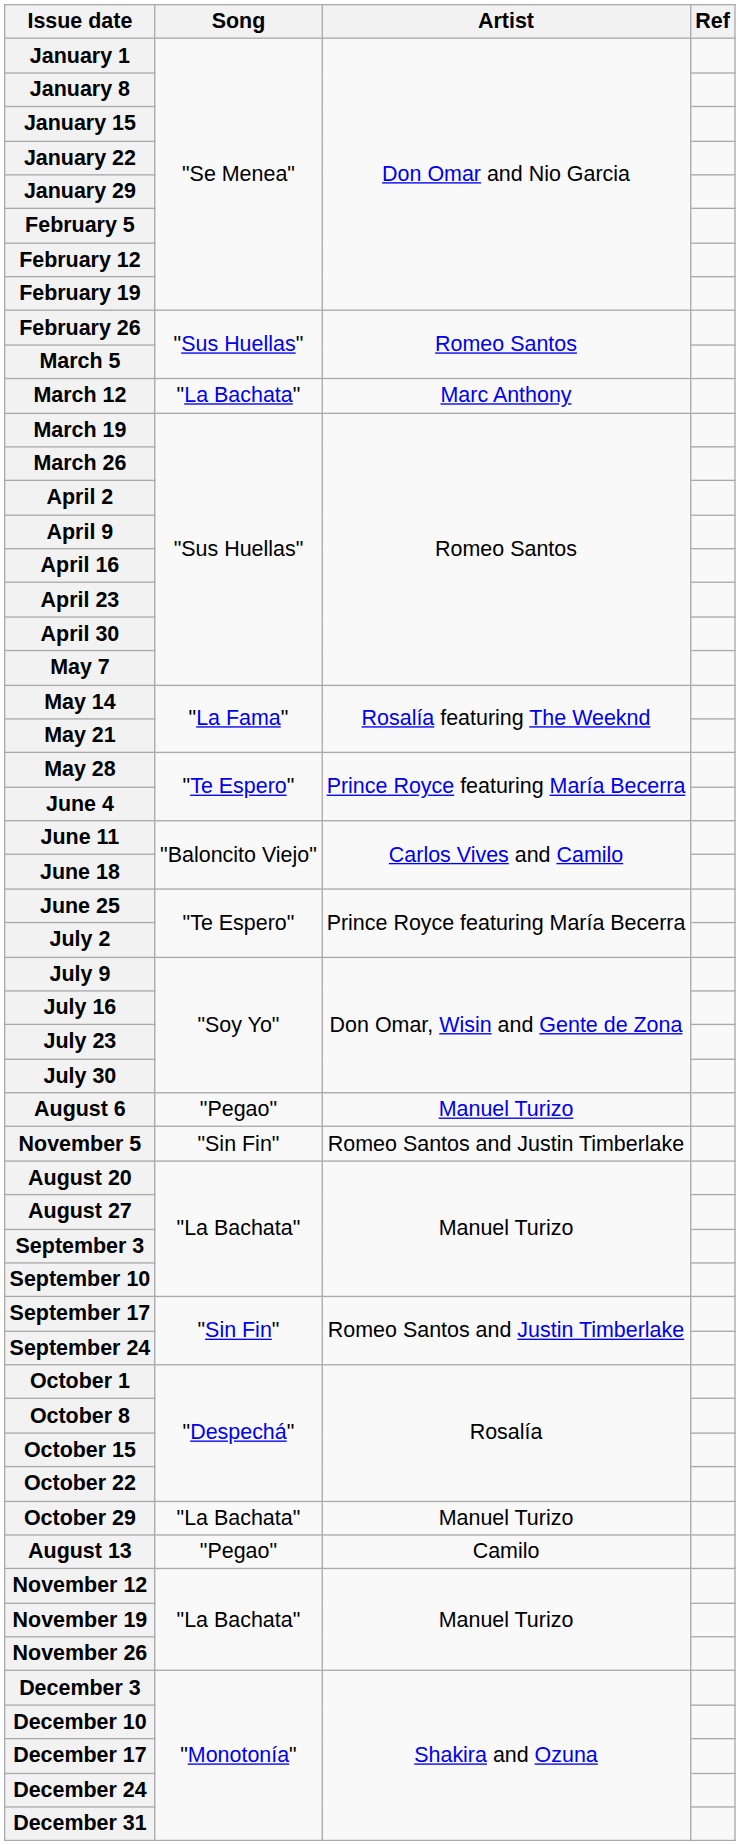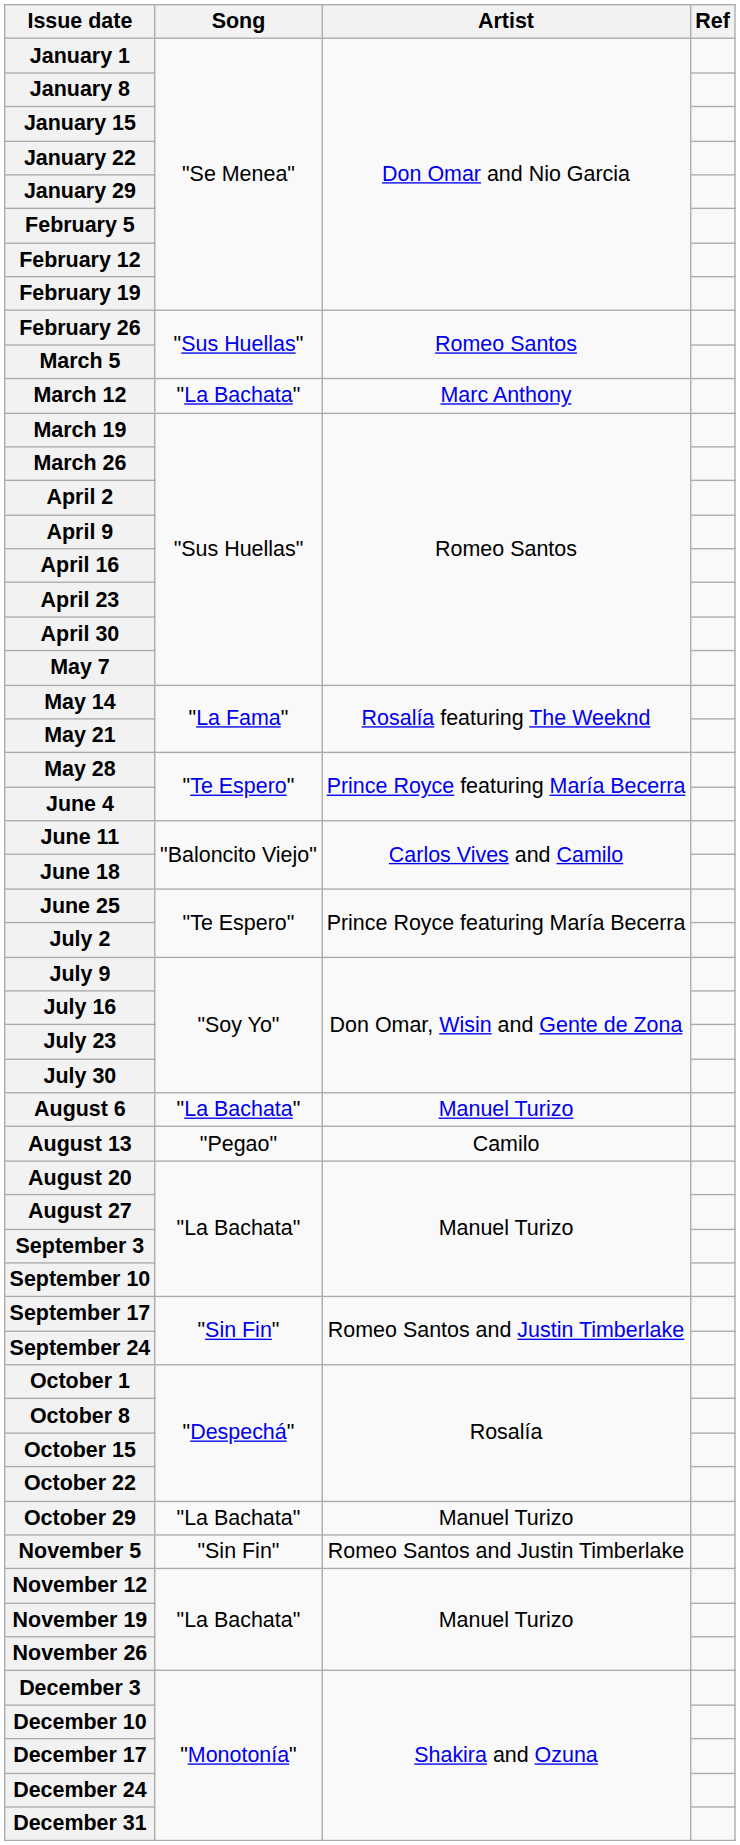(238, 1109) "Pegao" -> (238, 1109) "La Bachata"
rows swapped: (80, 1551) <-> (80, 1143)
